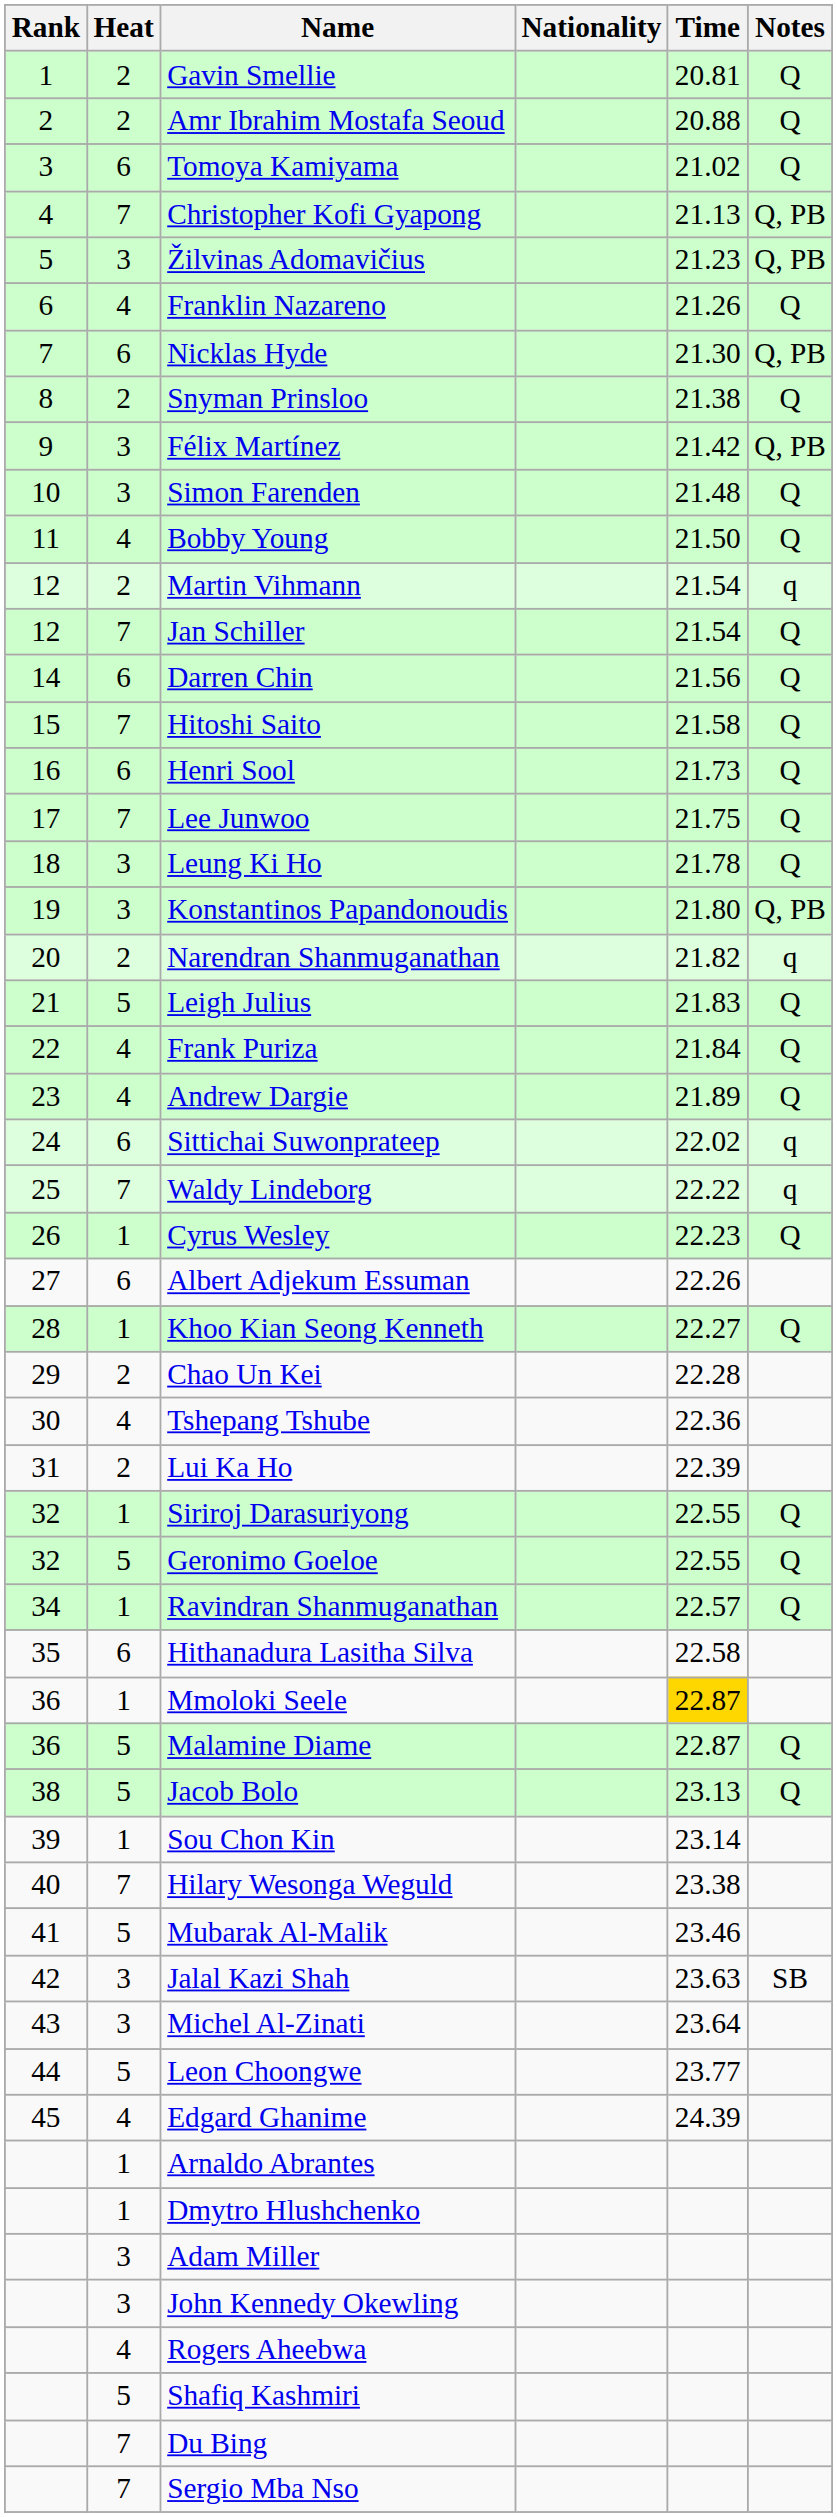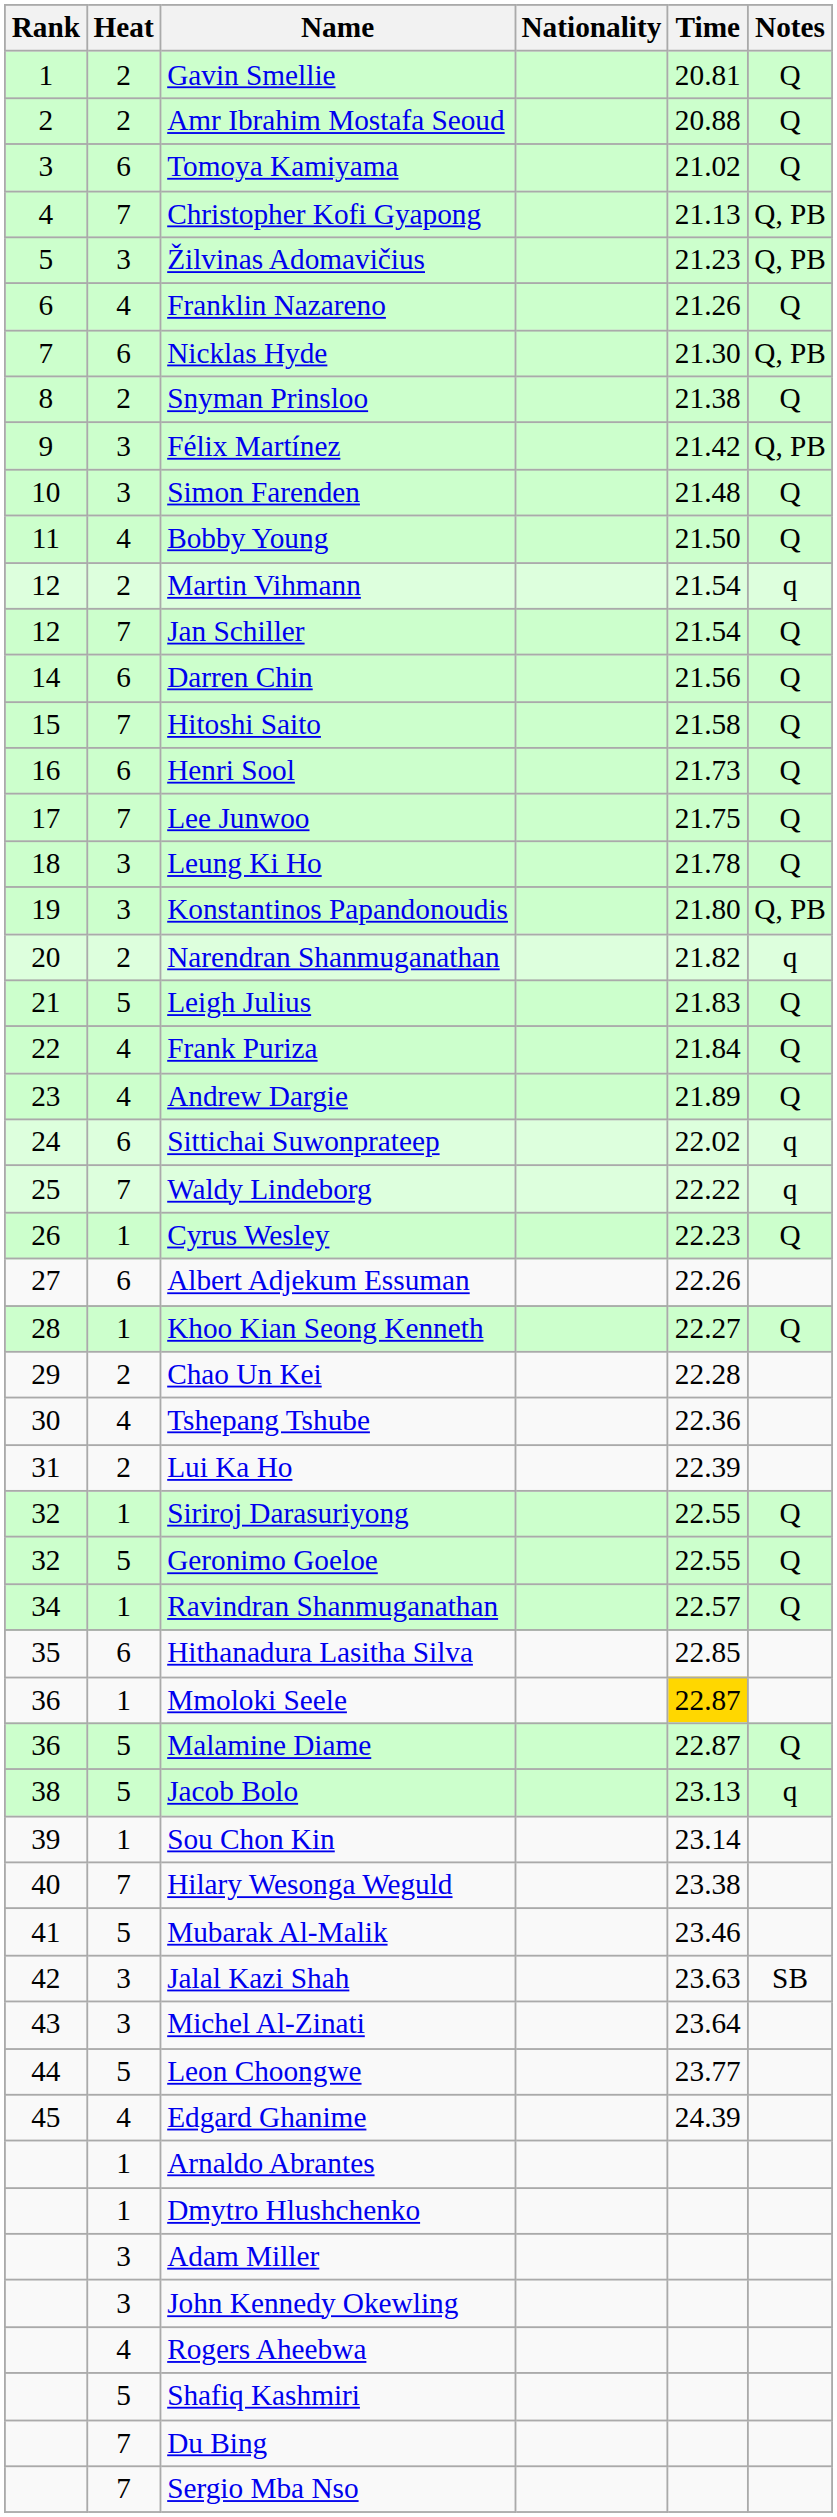(708, 1652) 22.58 -> (708, 1652) 22.85
(790, 1792) Q -> (790, 1792) q
